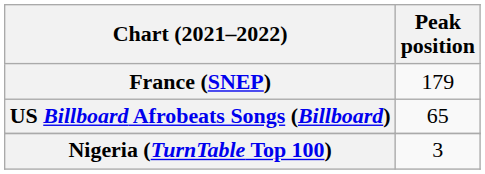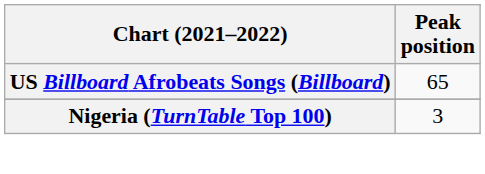- row: (200, 81)
